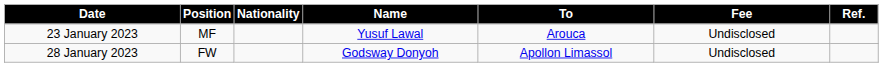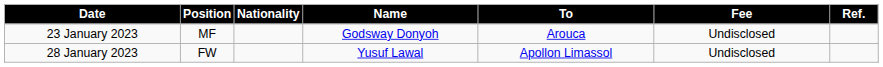(390, 34) Yusuf Lawal -> (390, 34) Godsway Donyoh
(390, 53) Godsway Donyoh -> (390, 53) Yusuf Lawal
